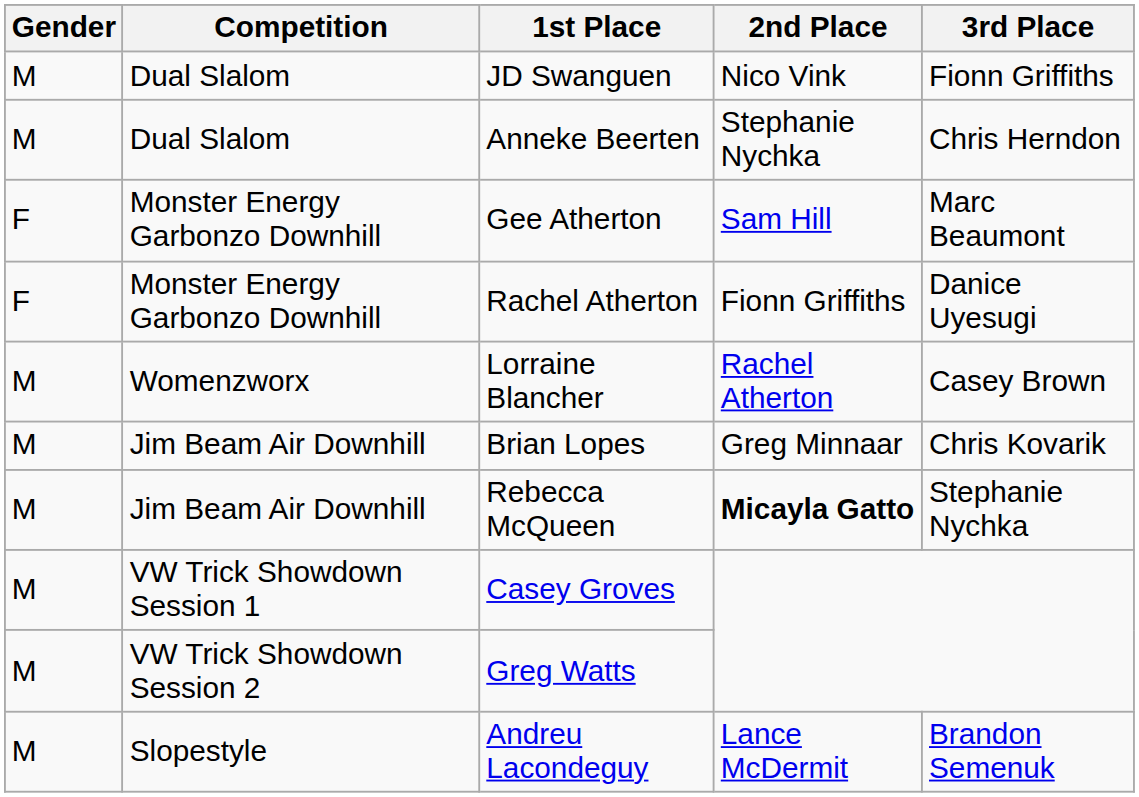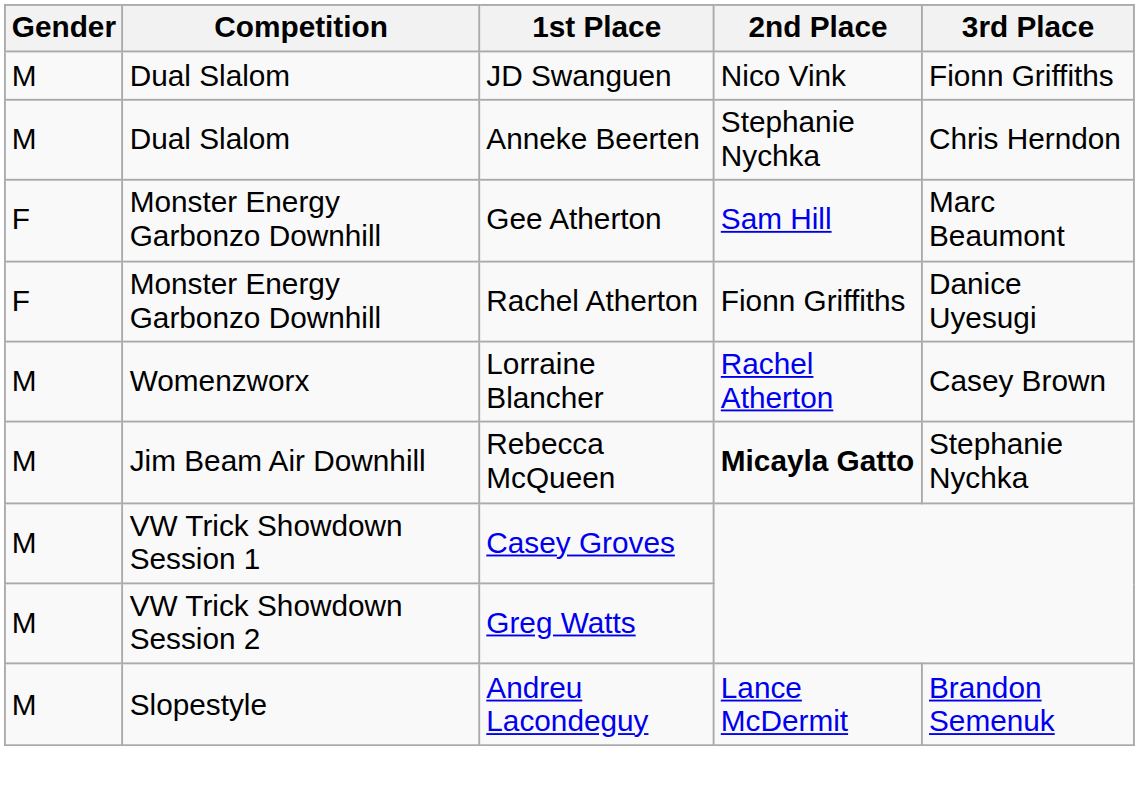- row: (566, 445)
